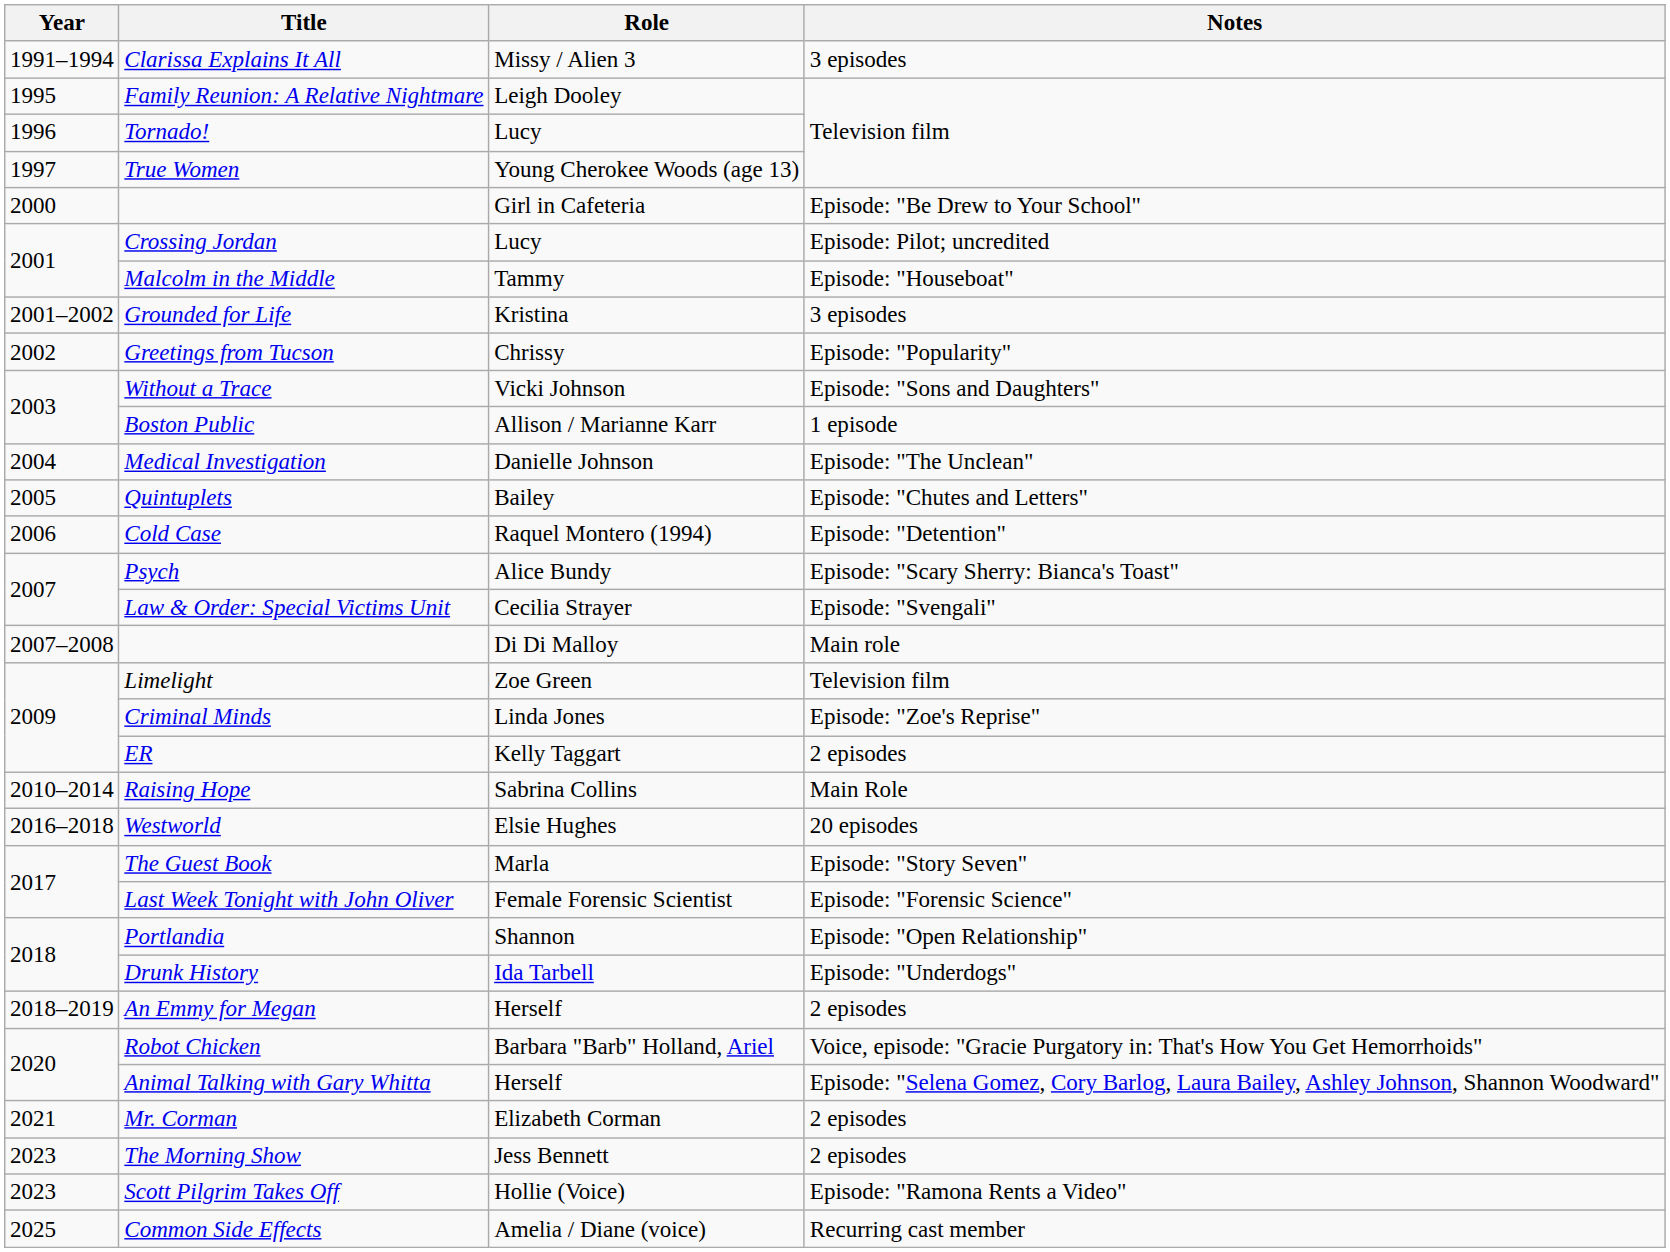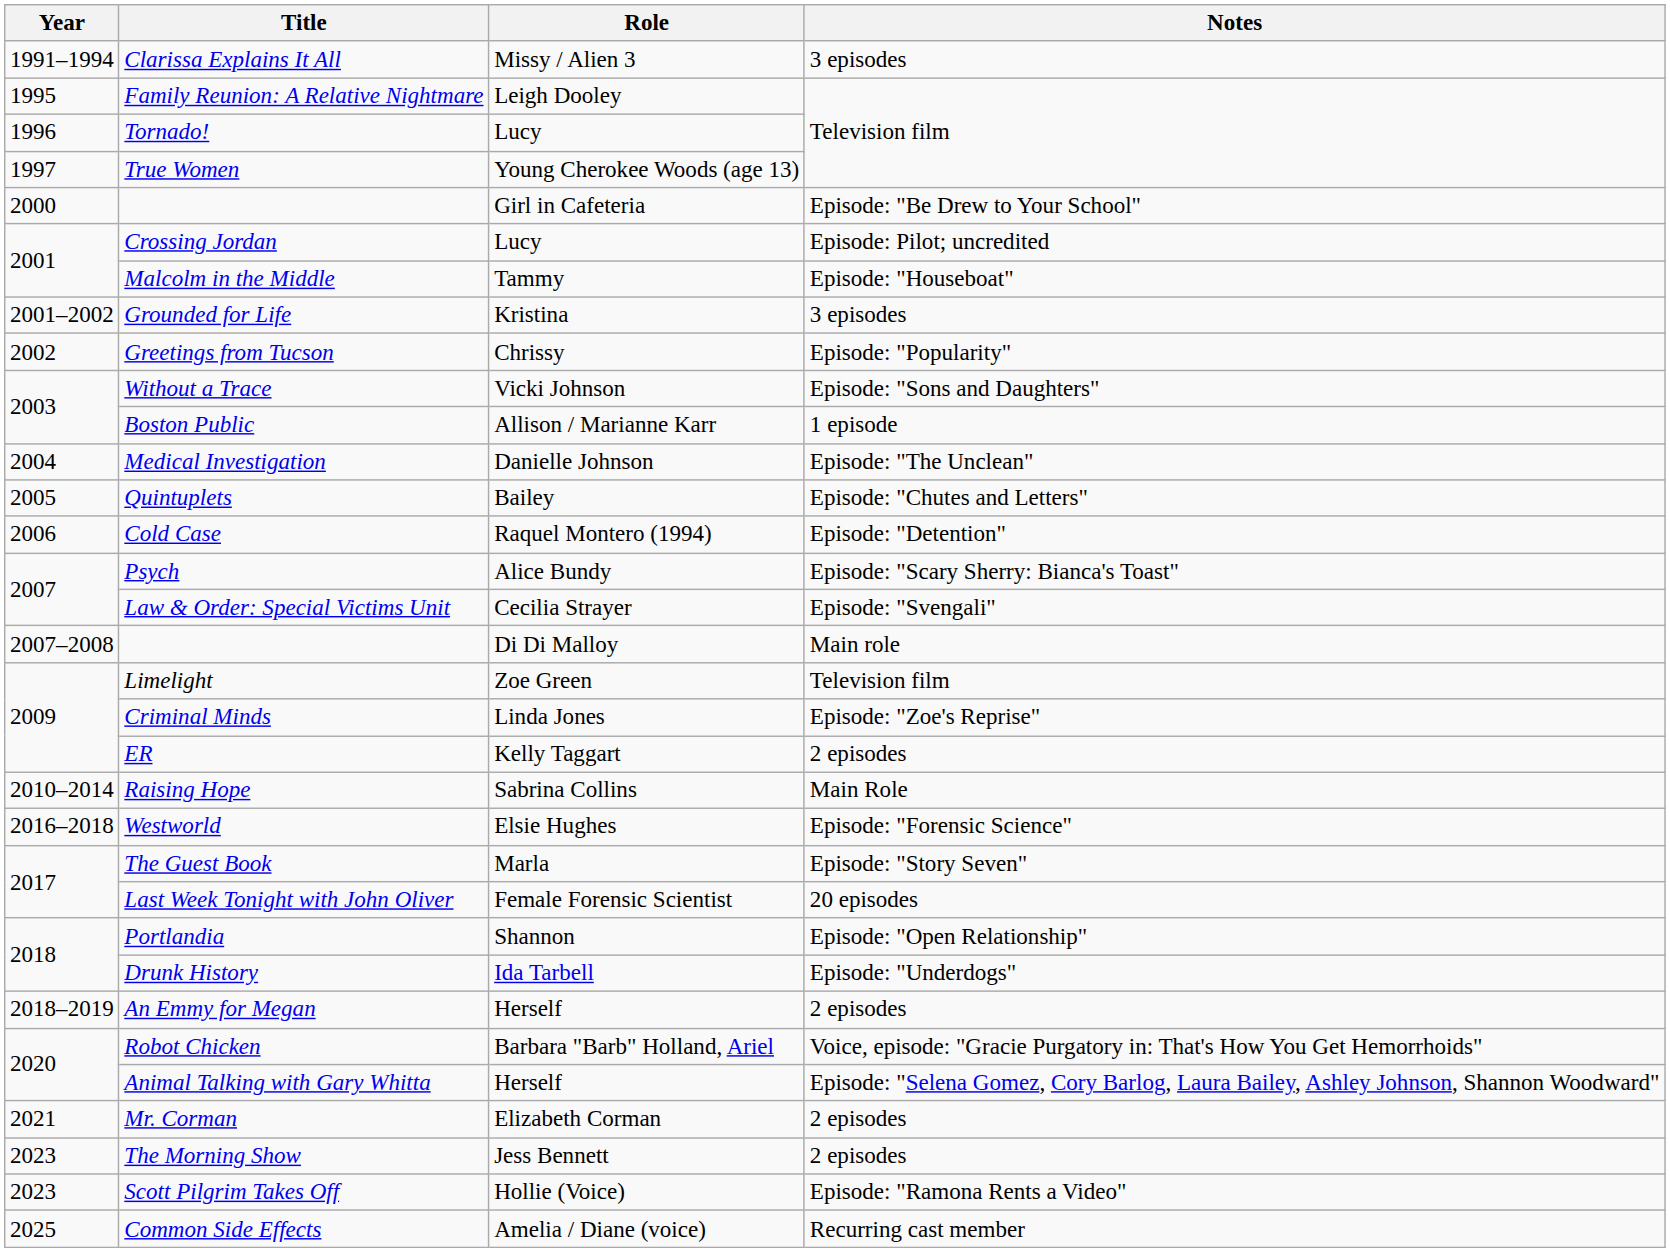(864, 826) 20 episodes -> (941, 826) Episode: "Forensic Science"
(941, 899) Episode: "Forensic Science" -> (864, 899) 20 episodes
